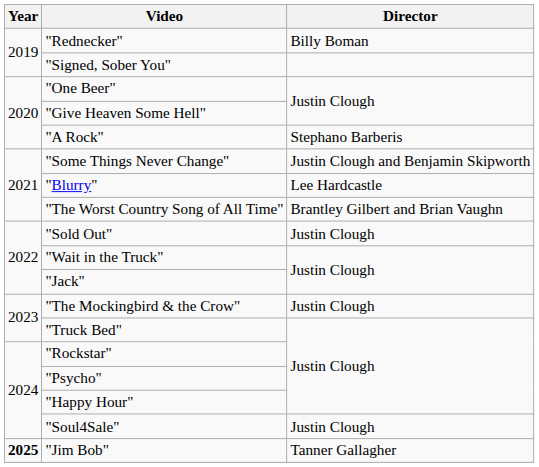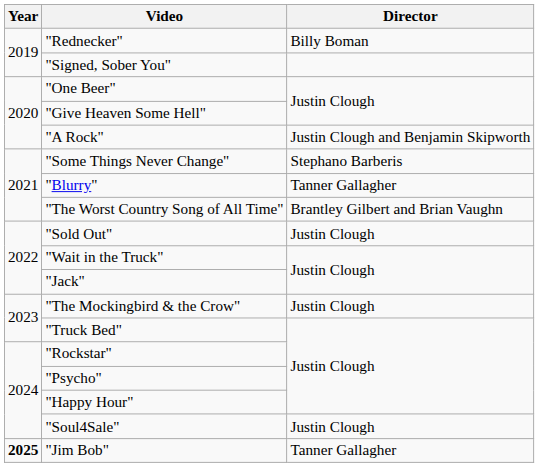(346, 137) Stephano Barberis -> (410, 137) Justin Clough and Benjamin Skipworth
(410, 161) Justin Clough and Benjamin Skipworth -> (346, 161) Stephano Barberis
(336, 185) Lee Hardcastle -> (343, 185) Tanner Gallagher
